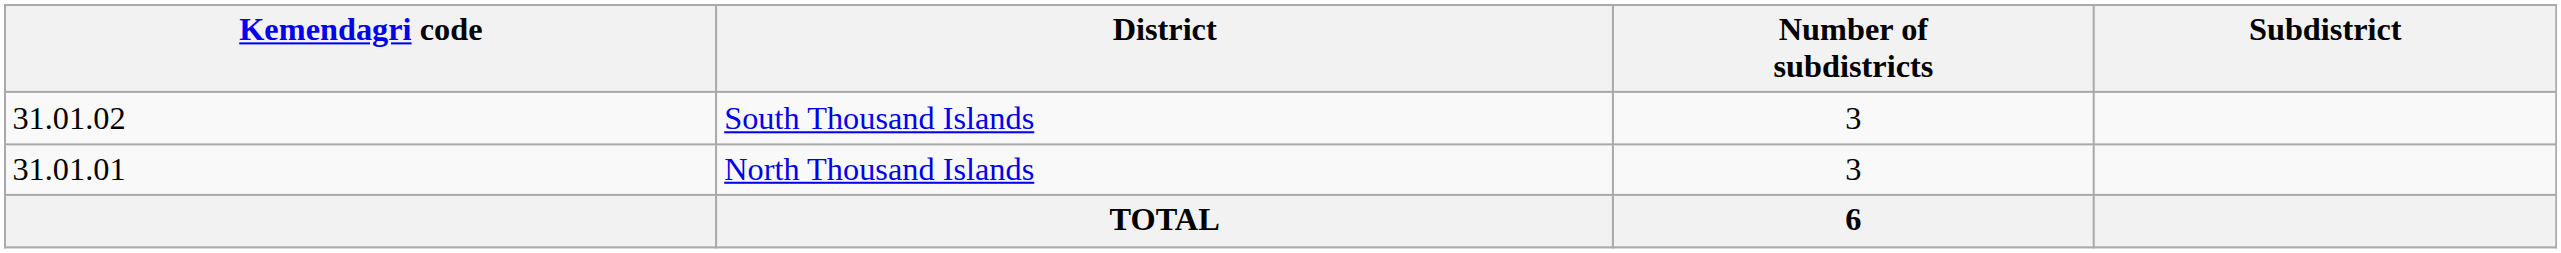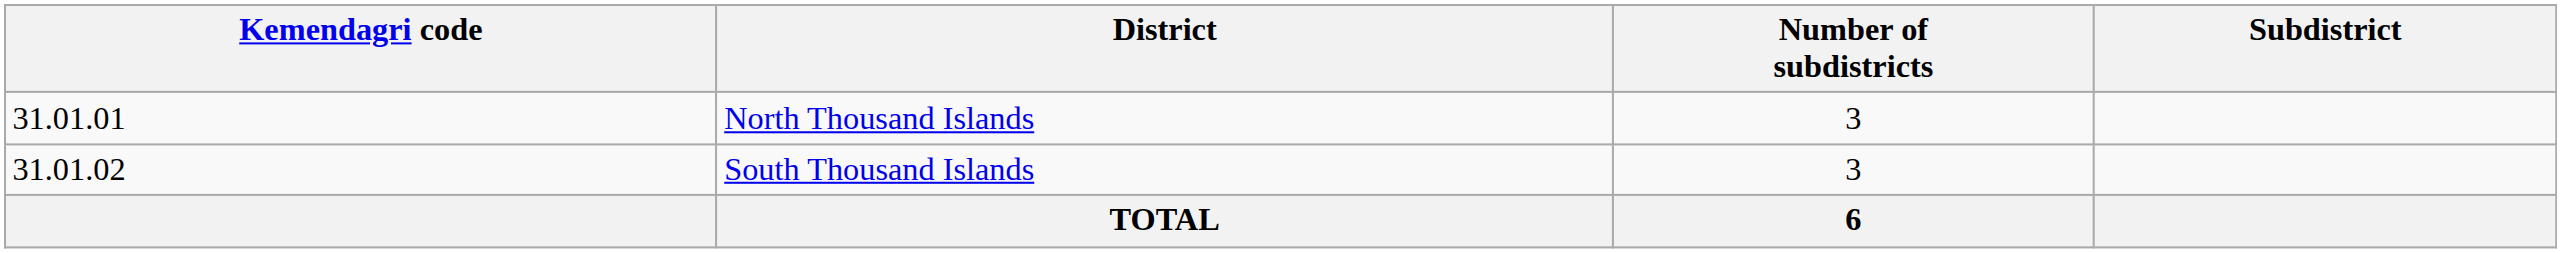rows swapped: (879, 169) <-> (879, 117)
